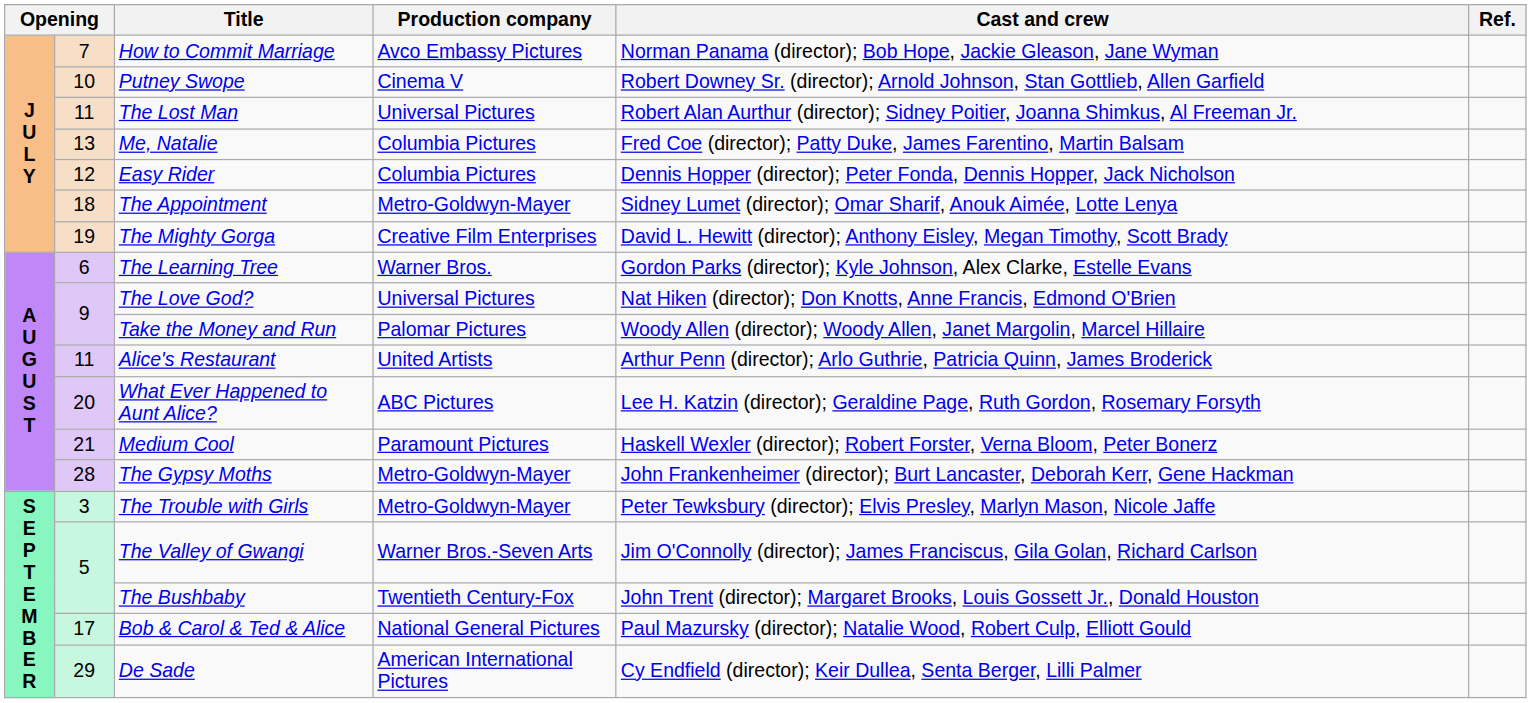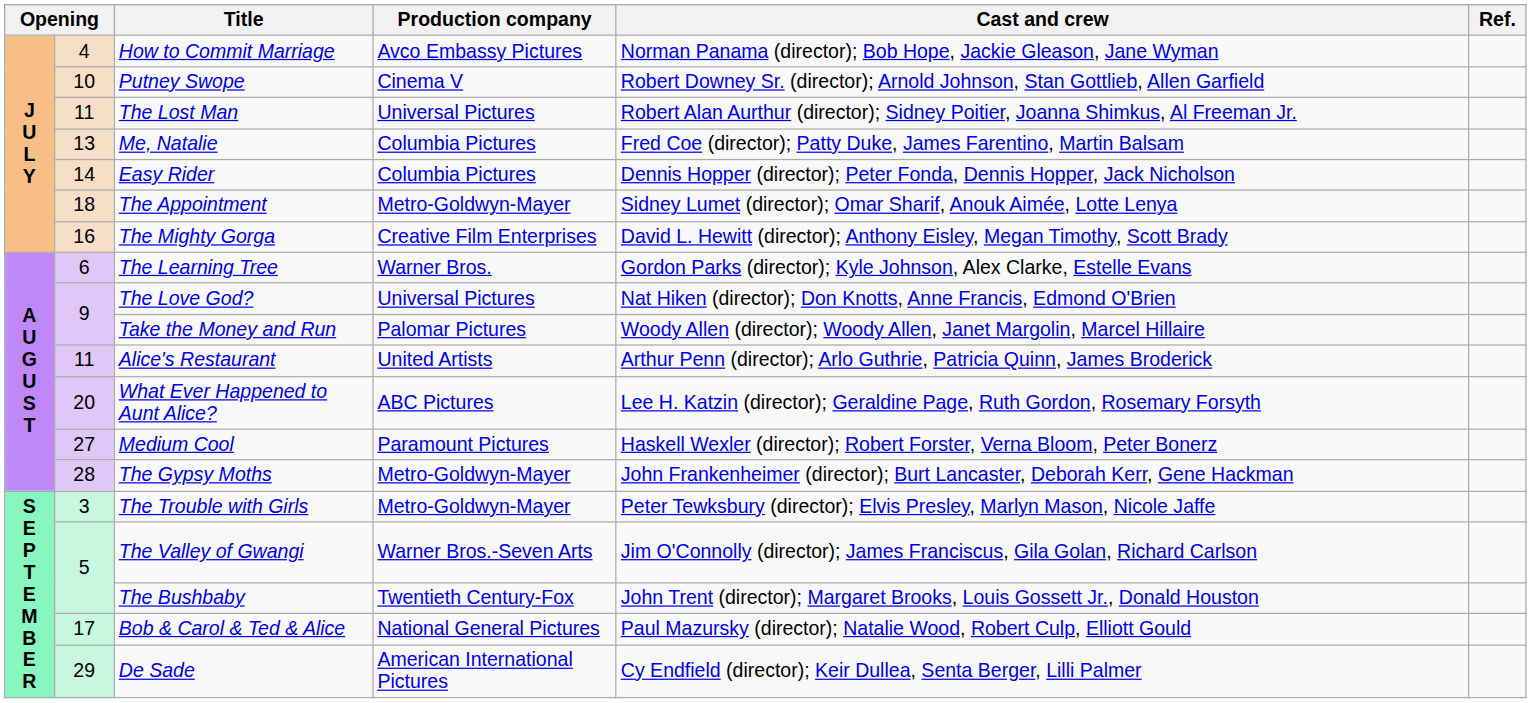(84, 50) 7 -> (84, 50) 4
(84, 174) 12 -> (84, 174) 14
(84, 236) 19 -> (84, 236) 16
(84, 444) 21 -> (84, 444) 27
